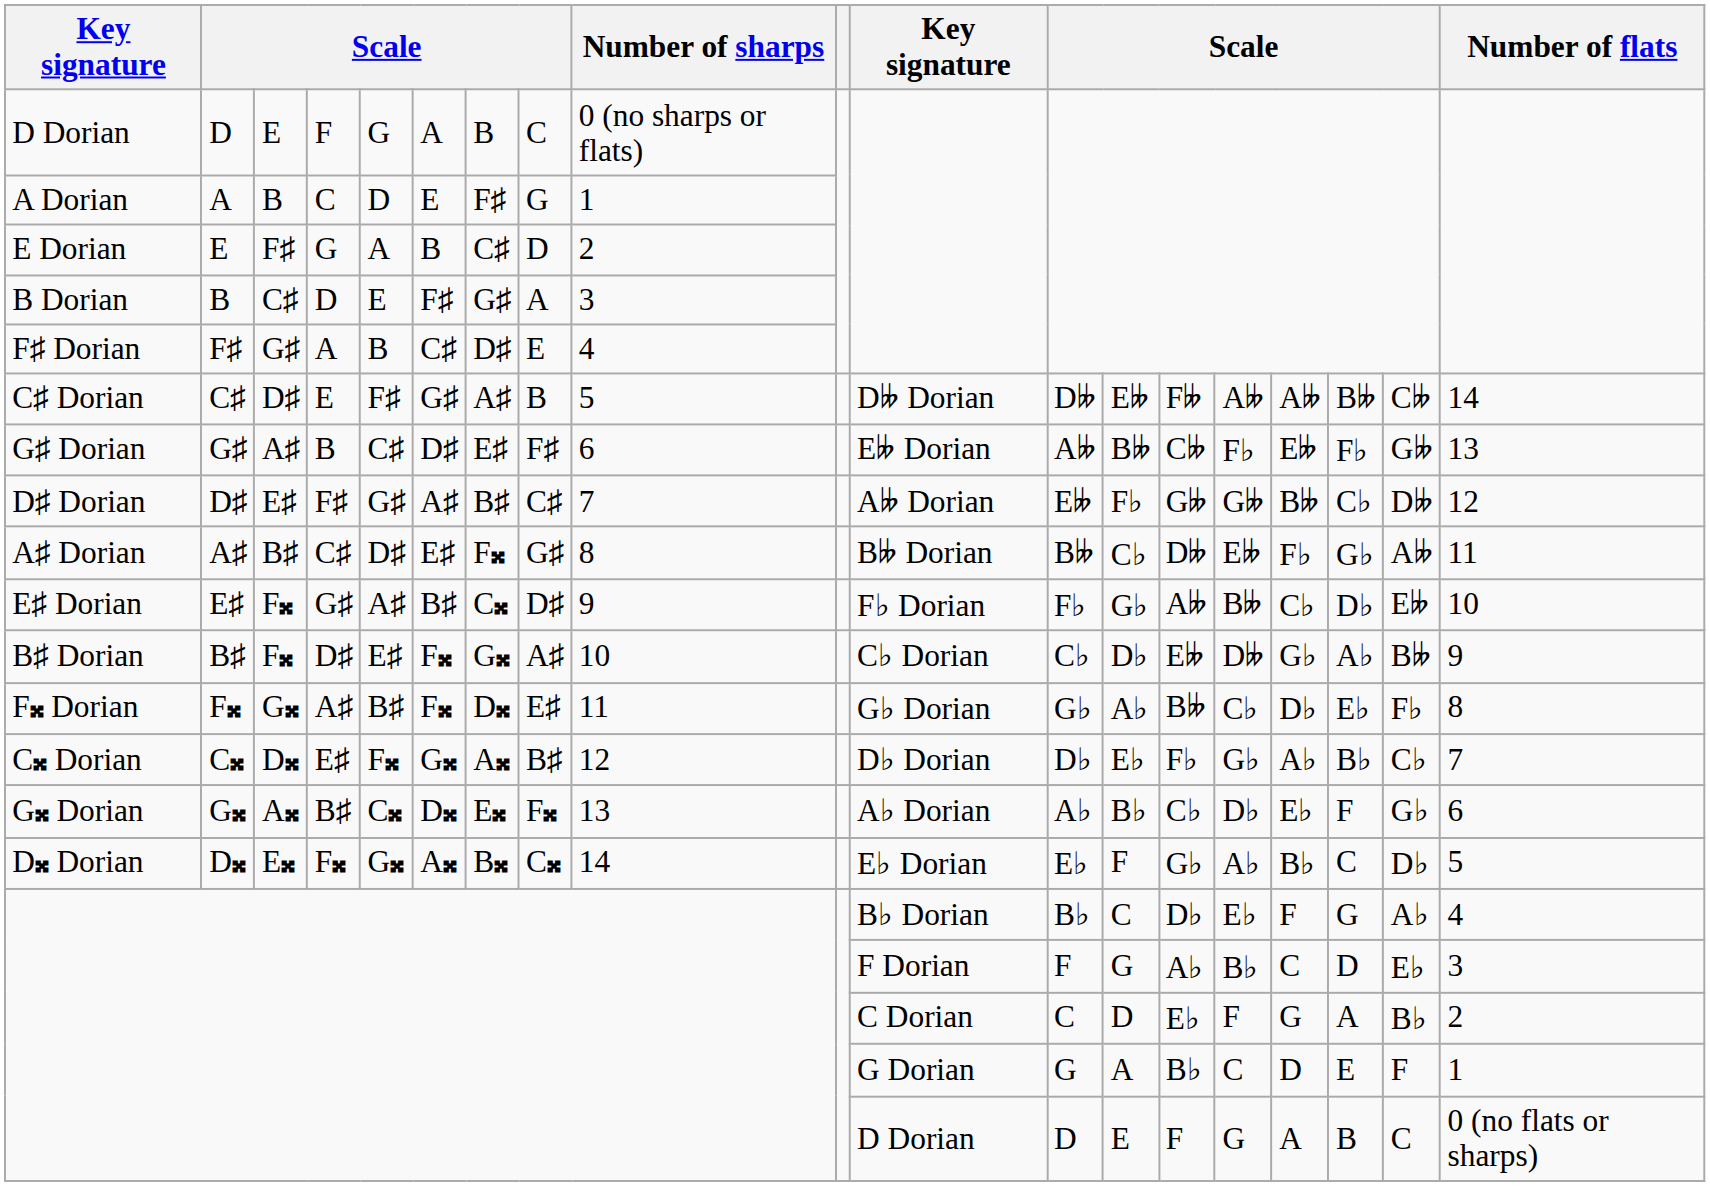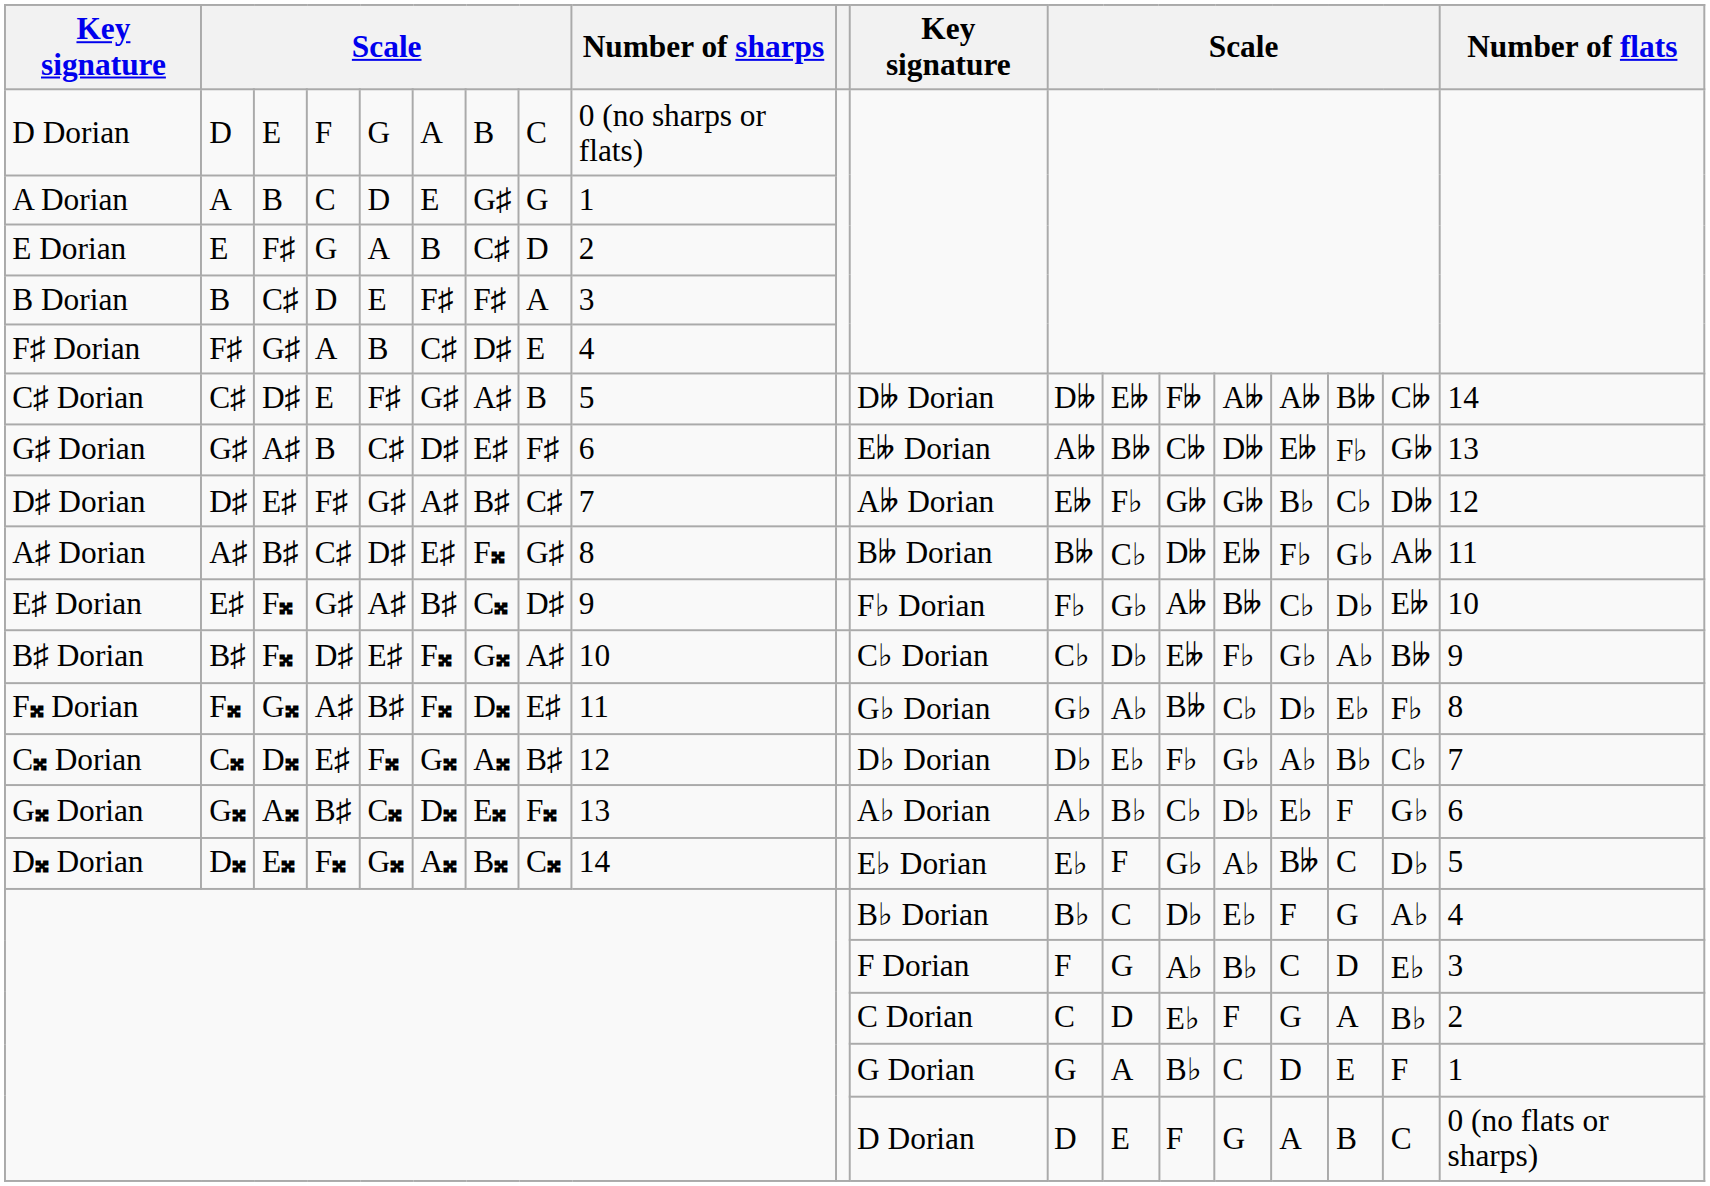(490, 199) F♯ -> (492, 199) G♯
(492, 298) G♯ -> (490, 298) F♯
(1239, 450) F♭ -> (1244, 449) D𝄫
(1299, 500) B𝄫 -> (1297, 501) B♭
(1244, 655) D𝄫 -> (1239, 656) F♭
(1297, 863) B♭ -> (1299, 862) B𝄫
